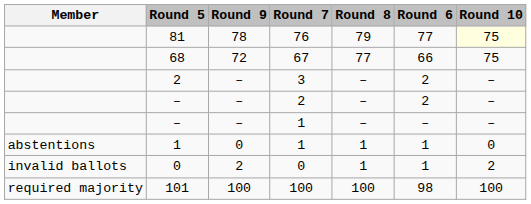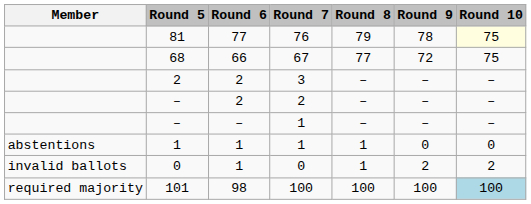columns swapped: (425, 15) <-> (239, 15)
(491, 188) no background -> (491, 188) lightblue background
